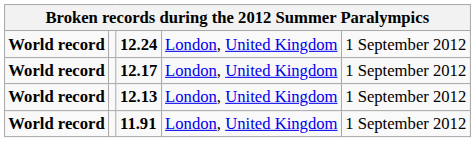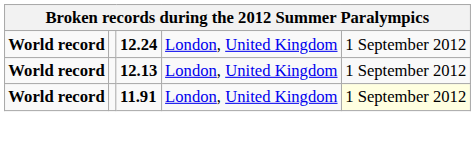- row: (139, 70)
(406, 123) no background -> (406, 96) lightyellow background
